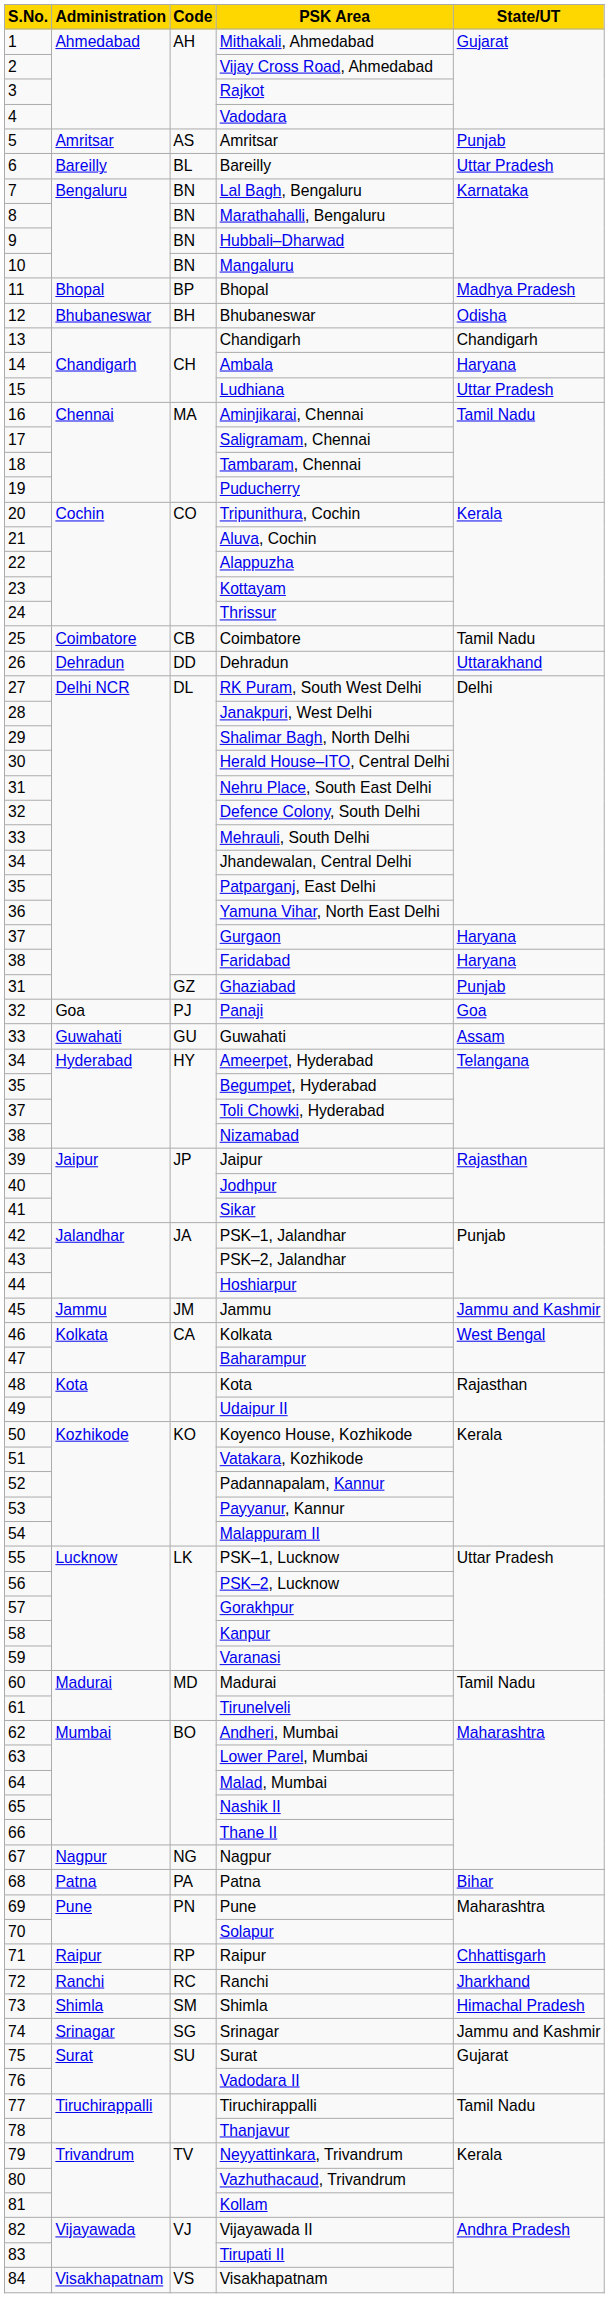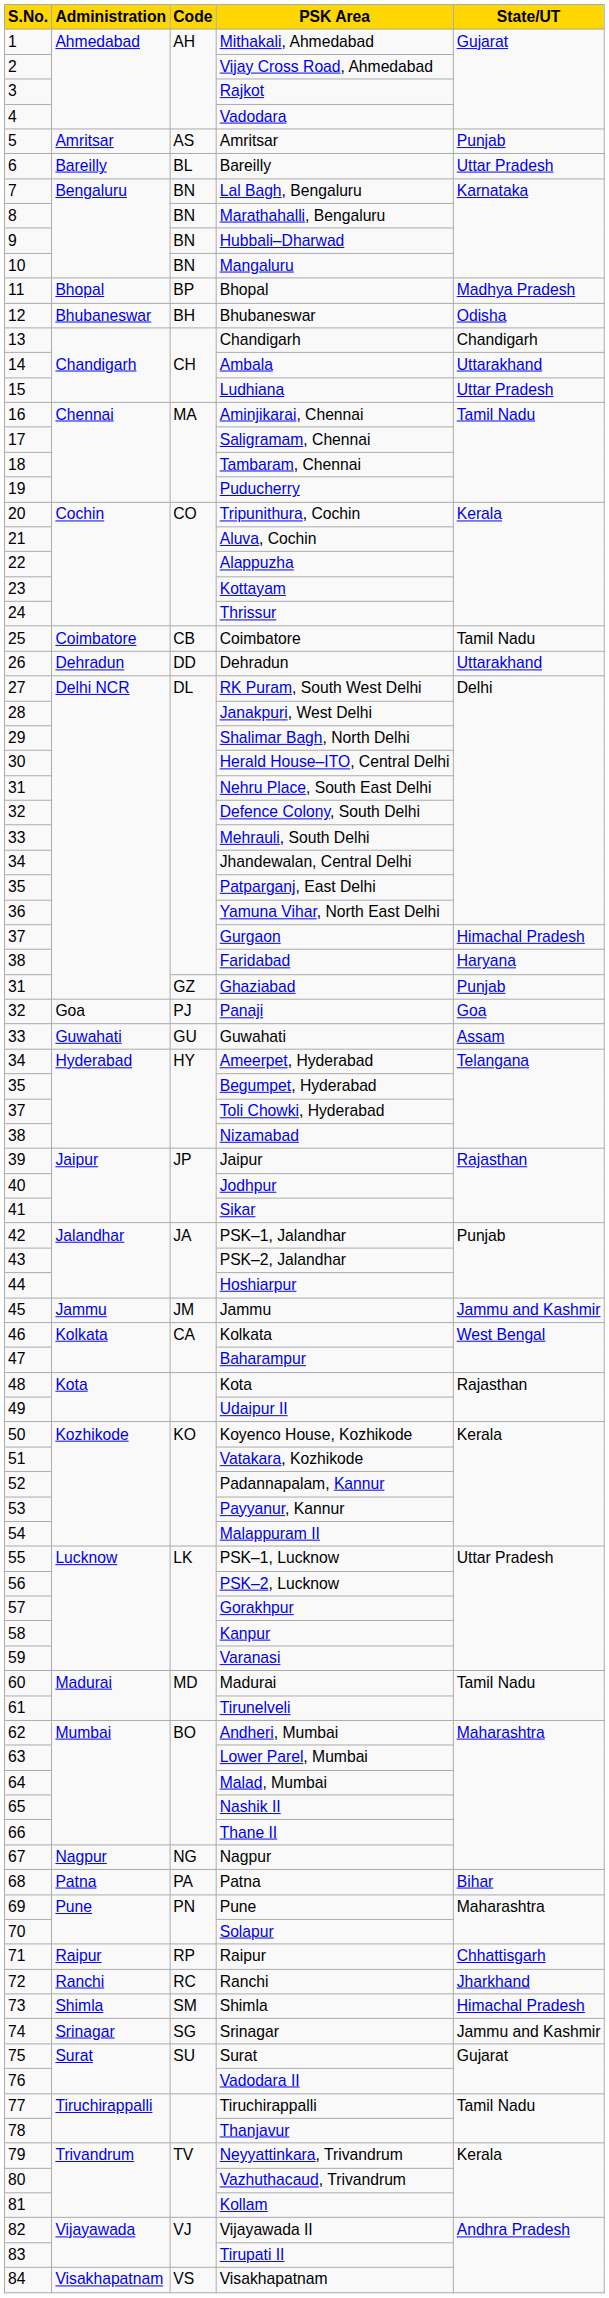(486, 365) Haryana -> (499, 365) Uttarakhand
(486, 937) Haryana -> (521, 937) Himachal Pradesh
